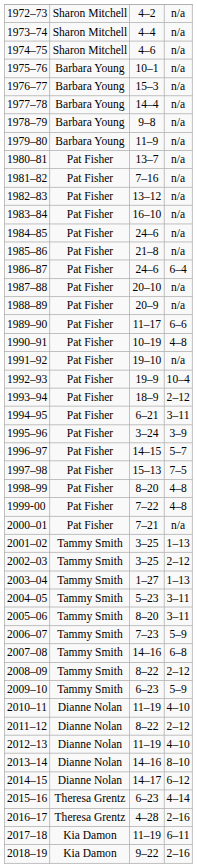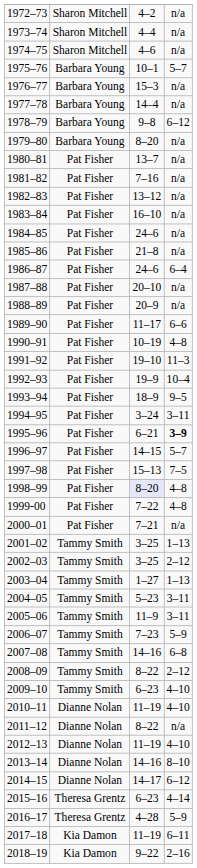(178, 68) n/a -> (178, 68) 5–7
(178, 123) n/a -> (178, 123) 6–12
(147, 141) 11–9 -> (147, 141) 8–20
(178, 360) n/a -> (178, 360) 11–3
(178, 397) 2–12 -> (178, 397) 9–5
(147, 415) 6–21 -> (147, 415) 3–24
(147, 433) 3–24 -> (147, 433) 6–21
(178, 433) normal -> (178, 433) bold
(147, 488) no background -> (147, 488) lavender background
(147, 616) 8–20 -> (147, 616) 11–9
(178, 689) 5–9 -> (178, 689) 4–10
(178, 726) 2–12 -> (178, 726) n/a
(178, 817) 2–16 -> (178, 817) 5–9
